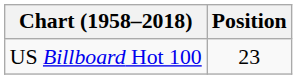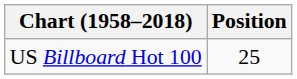(249, 56) 23 -> (249, 56) 25
